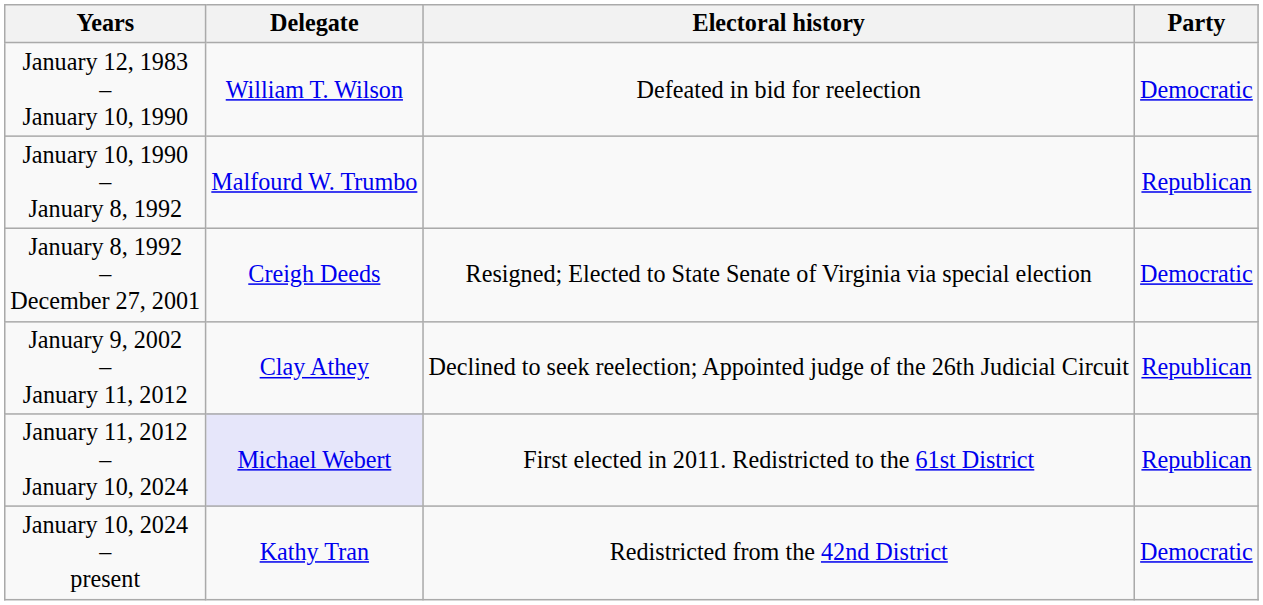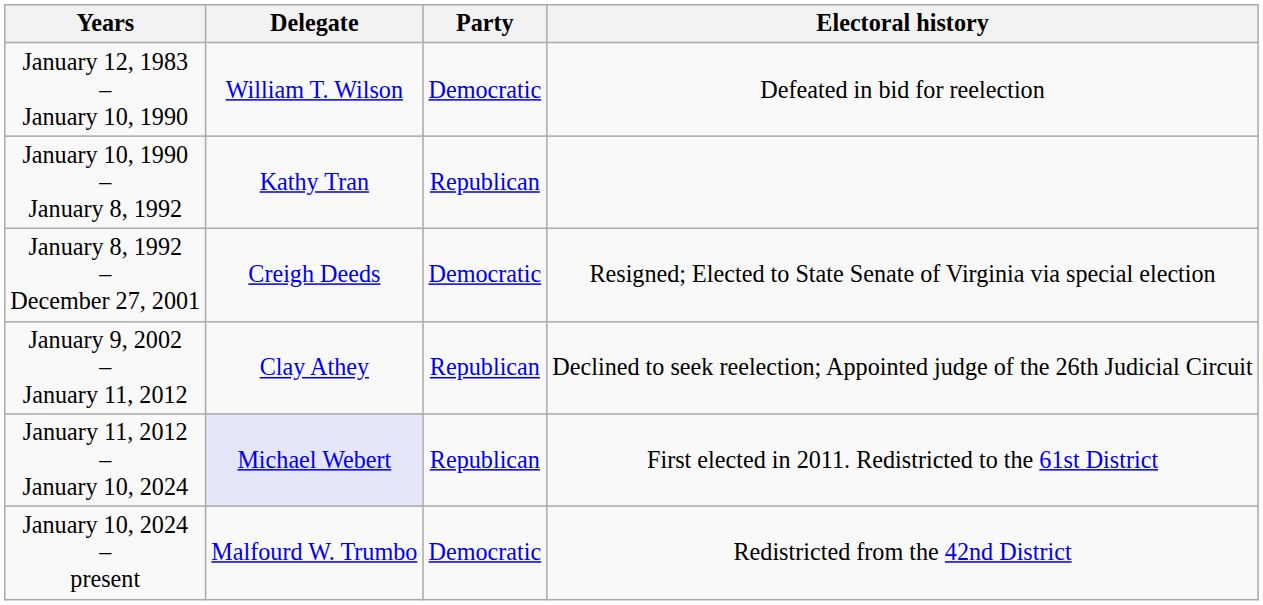columns swapped: (1196, 23) <-> (779, 23)
(314, 181) Malfourd W. Trumbo -> (314, 181) Kathy Tran
(314, 552) Kathy Tran -> (314, 552) Malfourd W. Trumbo
